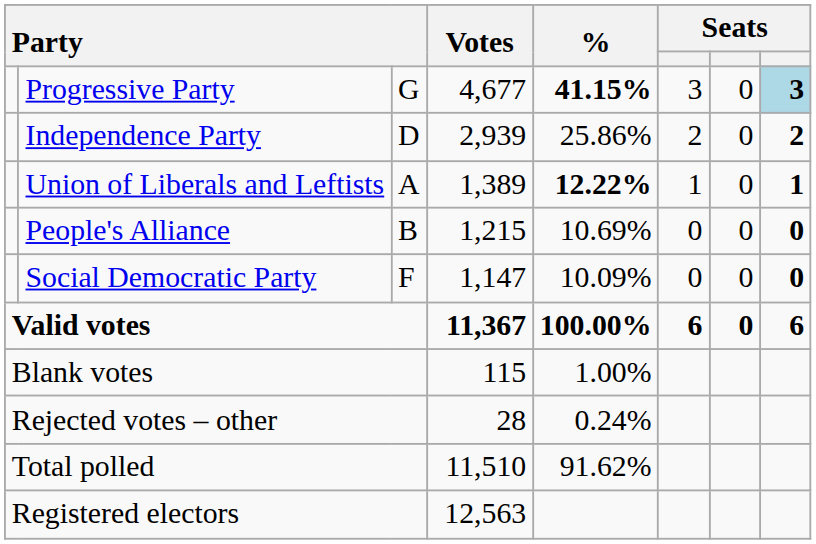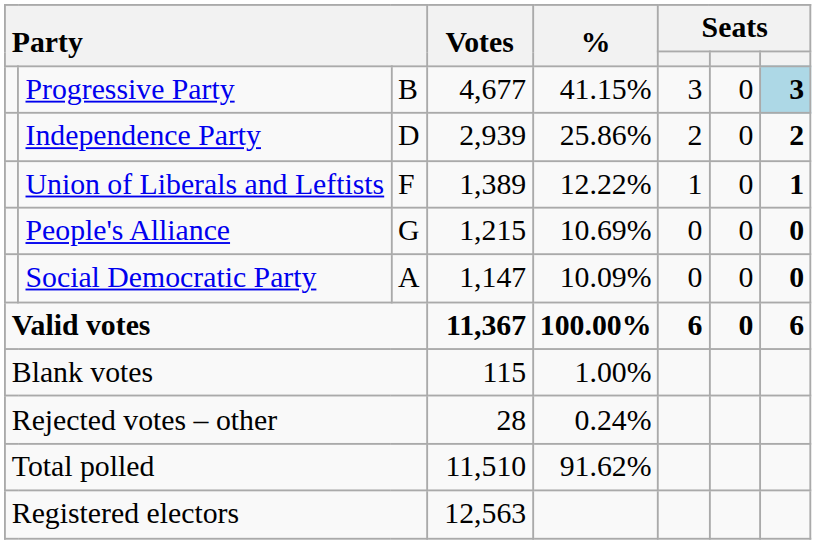(409, 89) G -> (408, 89) B
(603, 89) bold -> (606, 89) normal
(409, 183) A -> (406, 183) F
(603, 183) bold -> (606, 183) normal
(408, 230) B -> (409, 230) G
(406, 277) F -> (409, 277) A
